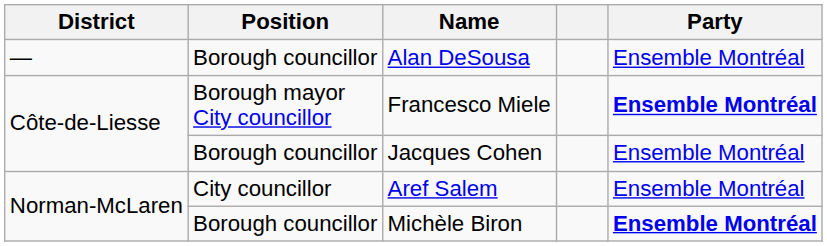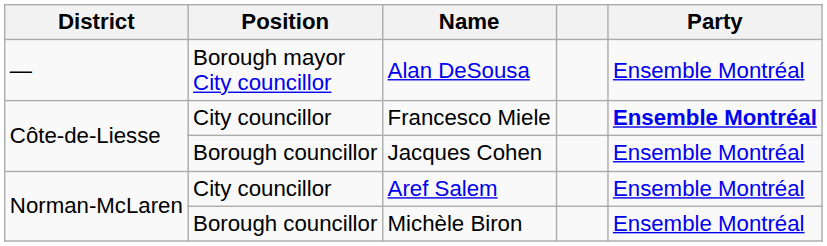(285, 57) Borough councillor -> (269, 69) Borough mayor City councillor
(269, 105) Borough mayor City councillor -> (262, 117) City councillor
(715, 223) bold -> (709, 223) normal
